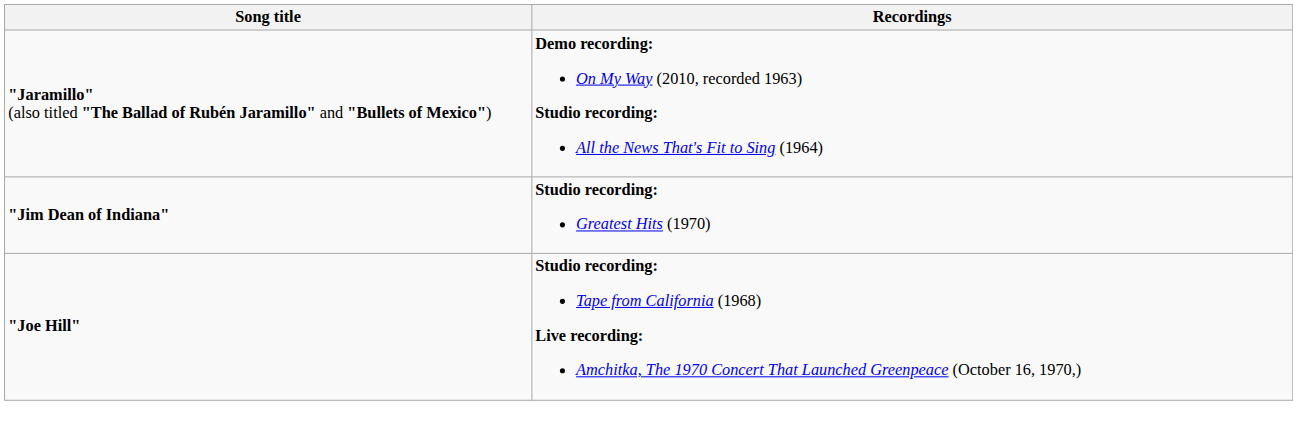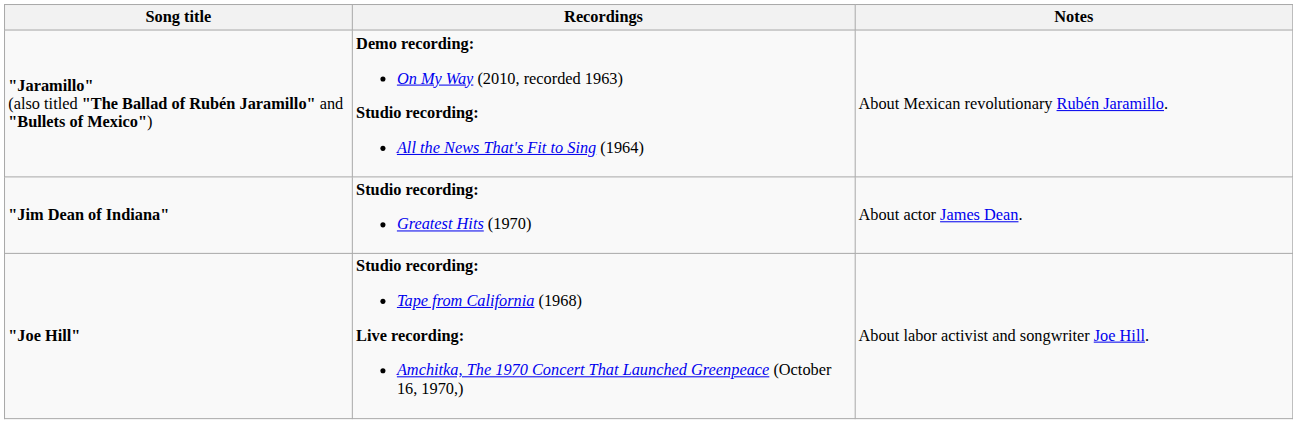+ column: (1074, 17)
